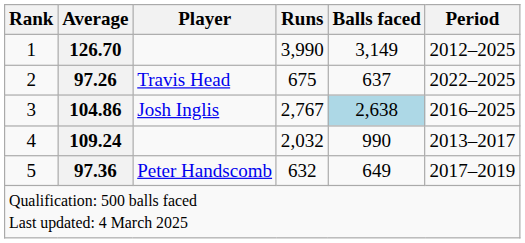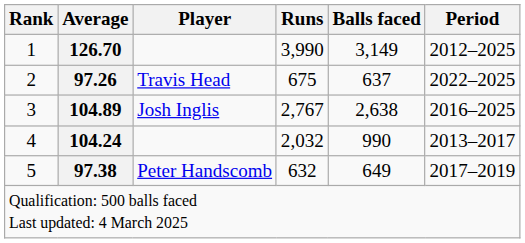(95, 110) 104.86 -> (95, 110) 104.89
(377, 110) lightblue background -> (377, 110) no background
(95, 140) 109.24 -> (95, 140) 104.24
(95, 170) 97.36 -> (95, 170) 97.38
